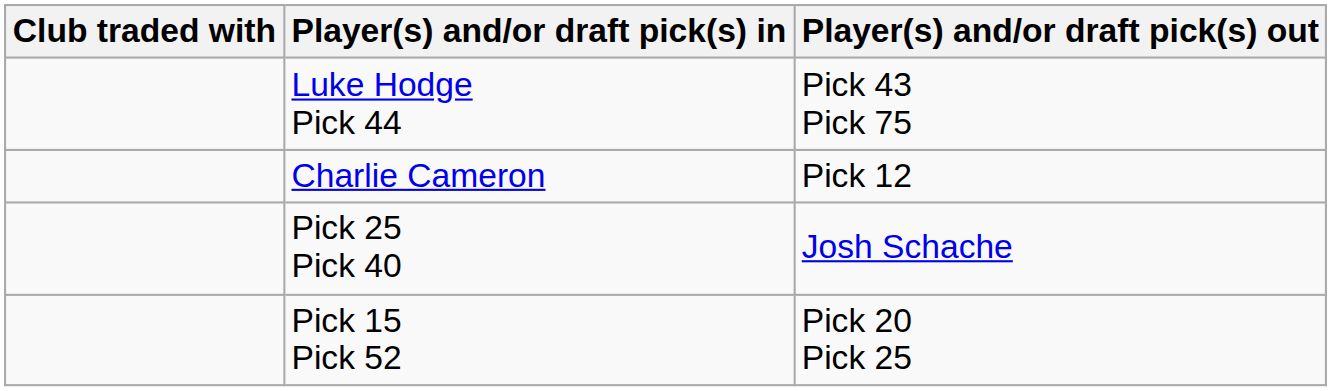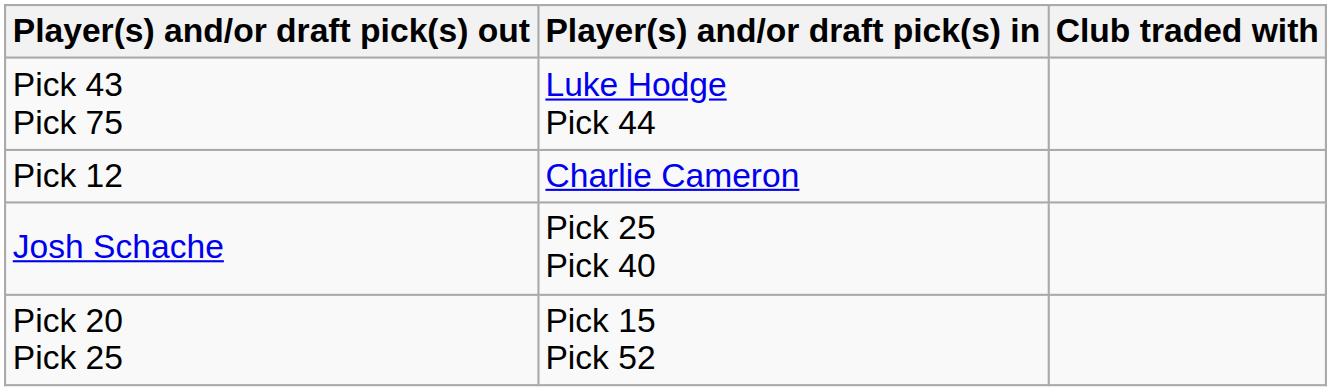columns swapped: (144, 31) <-> (1060, 31)
